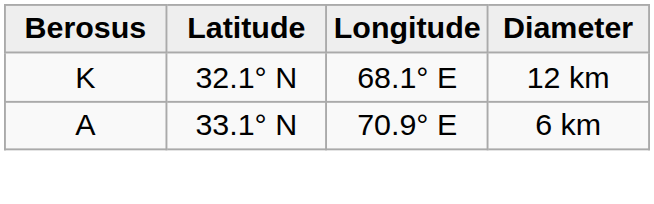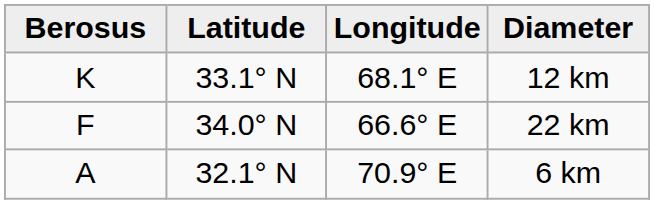(246, 76) 32.1° N -> (246, 76) 33.1° N
+ row: (568, 125)
(246, 125) 33.1° N -> (246, 173) 32.1° N
